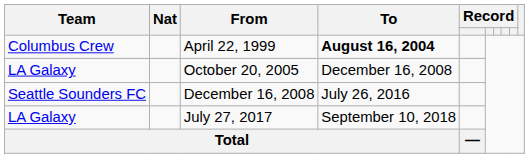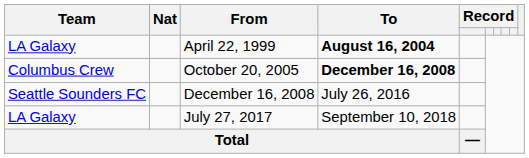(61, 46) Columbus Crew -> (42, 46) LA Galaxy
(42, 70) LA Galaxy -> (61, 70) Columbus Crew
(387, 70) normal -> (388, 70) bold
